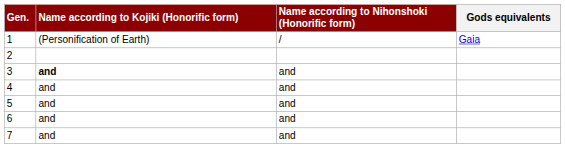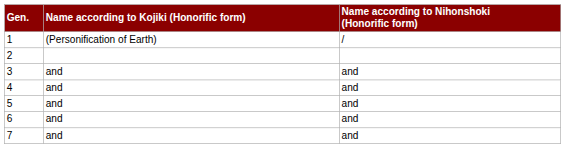- column: (508, 18)
(47, 71) bold -> (54, 71) normal
